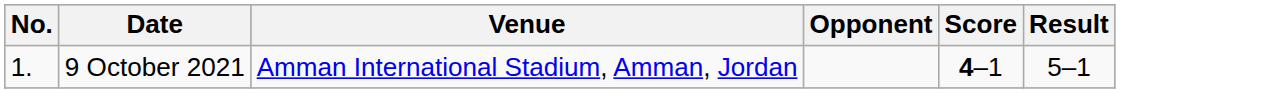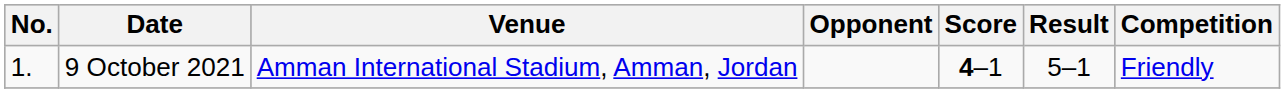+ column: (1197, 25)
